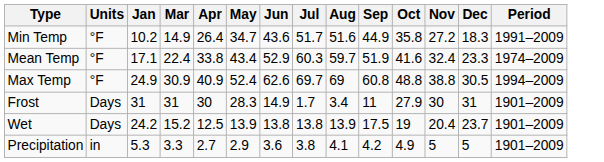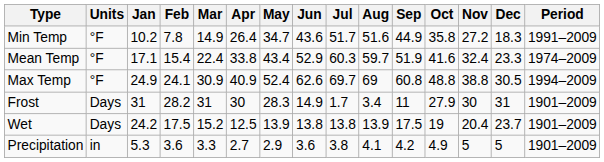+ column: (177, 15)
